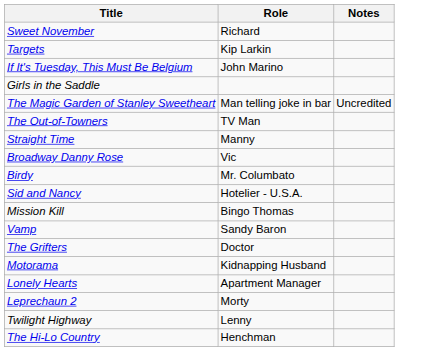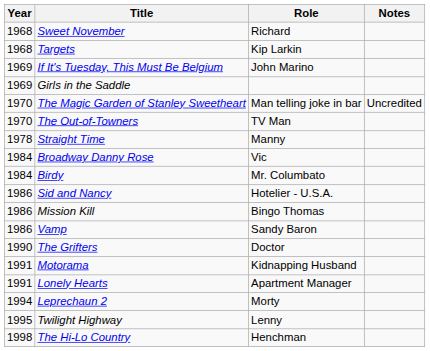+ column: (20, 13)
